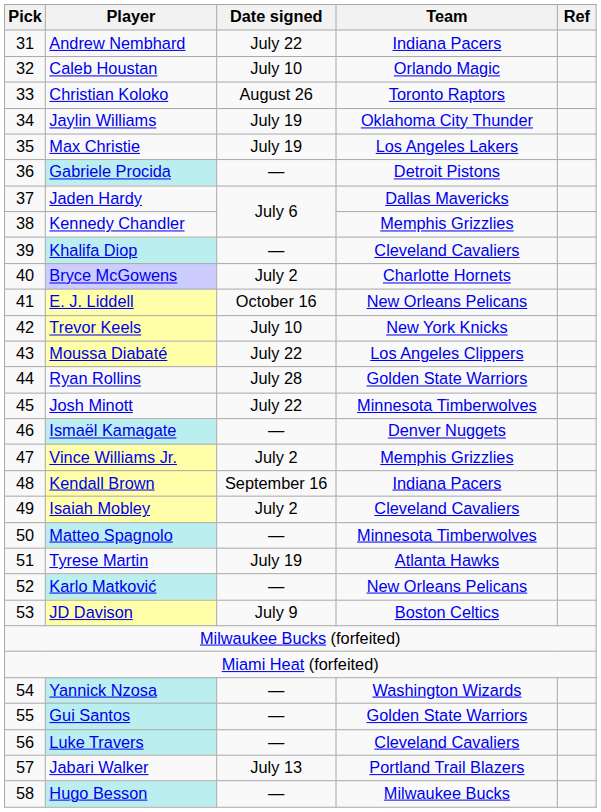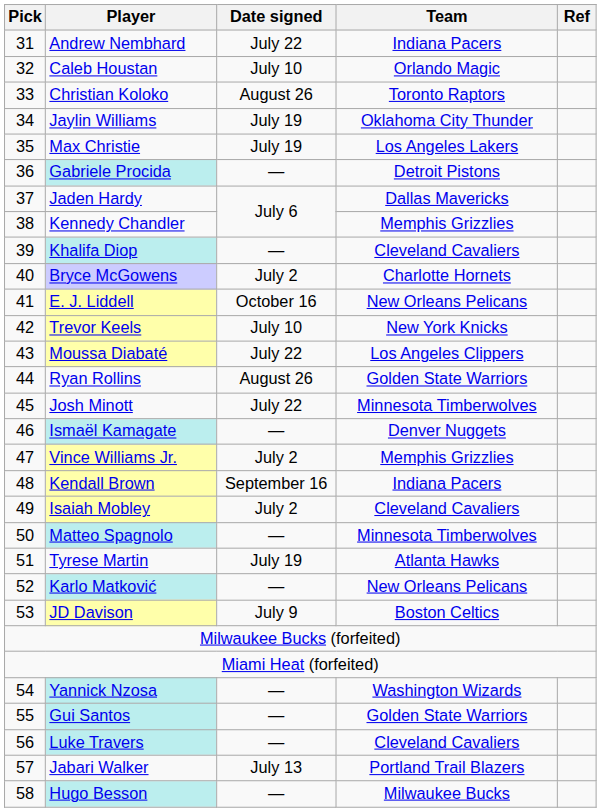(276, 379) July 28 -> (276, 379) August 26
